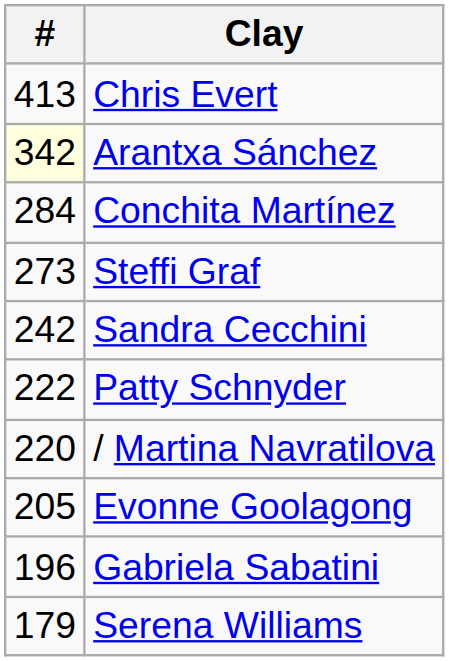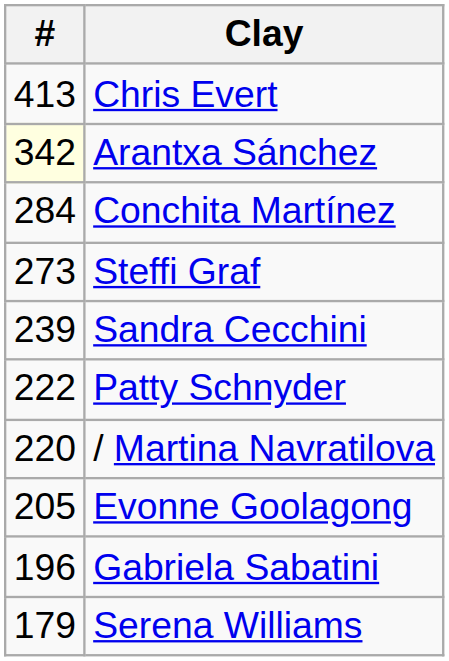(45, 329) 242 -> (45, 329) 239
